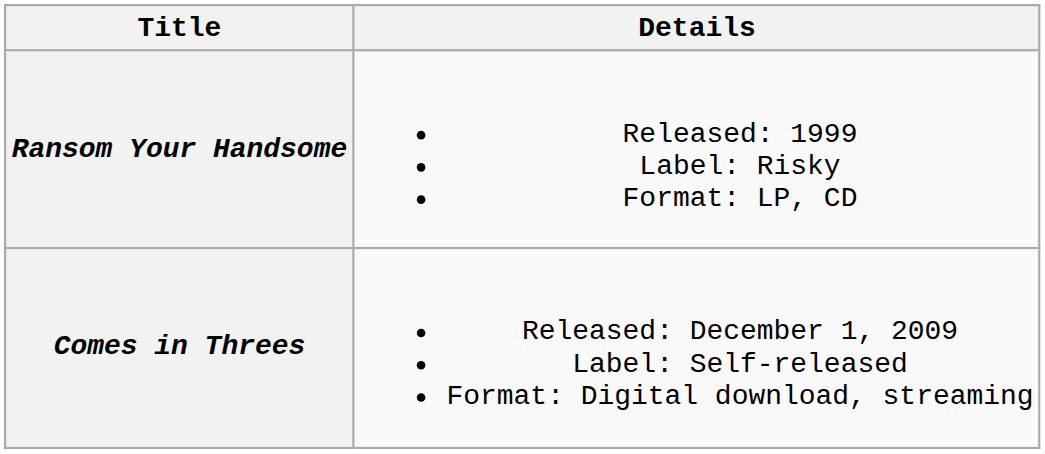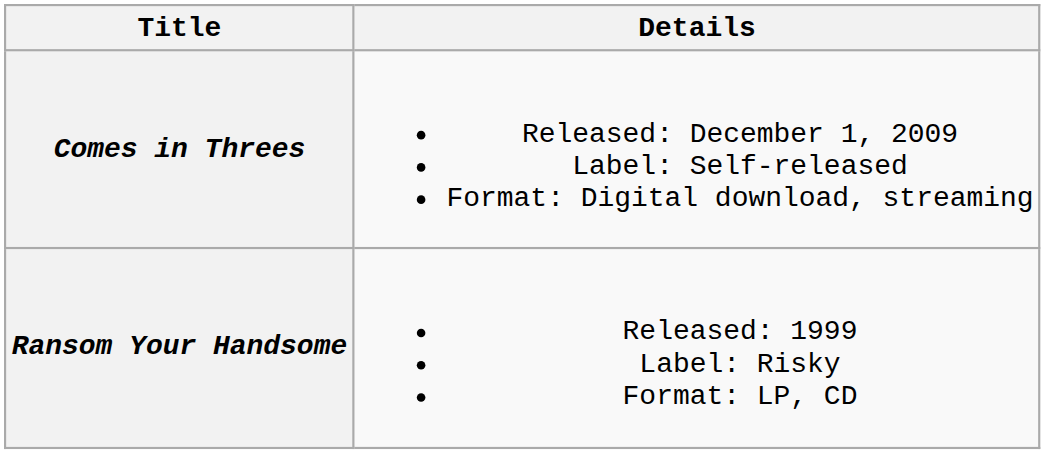rows swapped: (179, 150) <-> (179, 348)
